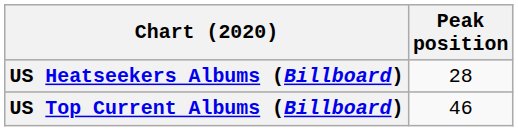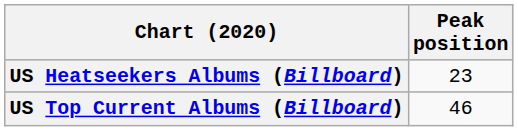(461, 76) 28 -> (461, 76) 23
